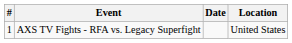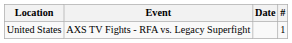columns swapped: (9, 13) <-> (258, 13)
